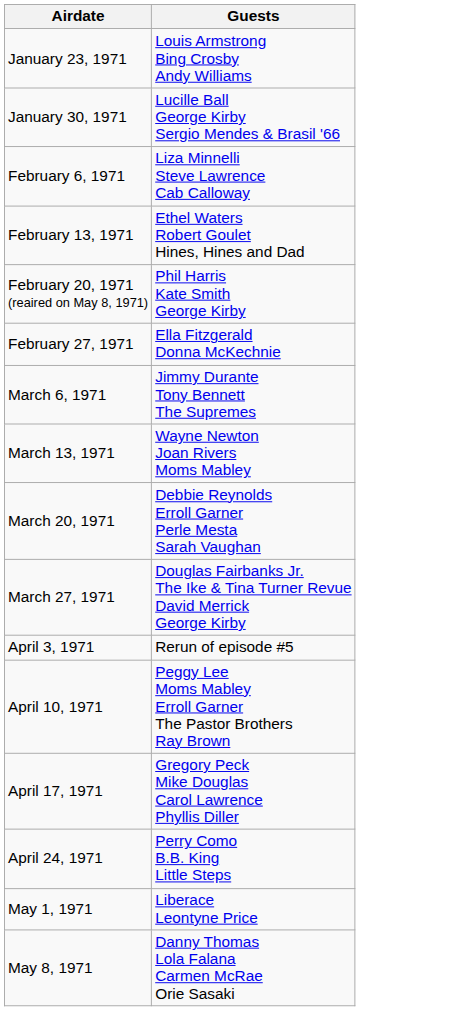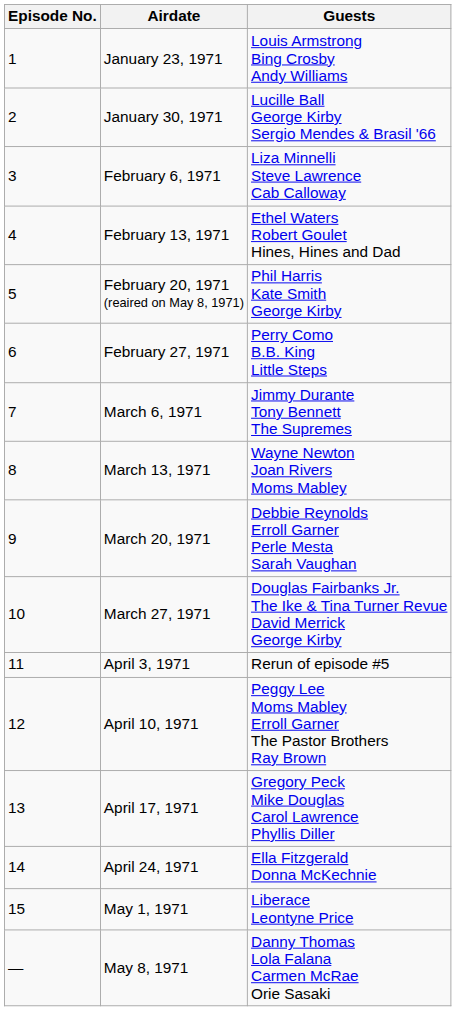+ column: (52, 16)
(218, 344) Ella Fitzgerald Donna McKechnie -> (292, 352) Perry Como B.B. King Little Steps
(196, 858) Perry Como B.B. King Little Steps -> (314, 867) Ella Fitzgerald Donna McKechnie
